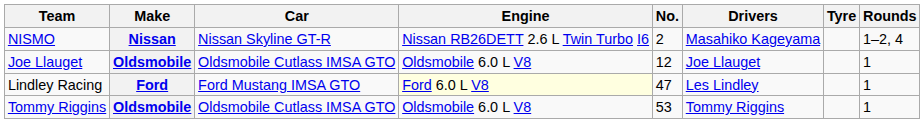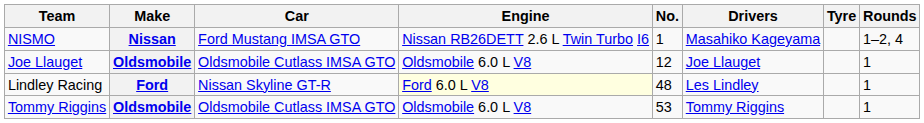(264, 39) Nissan Skyline GT-R -> (279, 39) Ford Mustang IMSA GTO
(660, 39) 2 -> (660, 39) 1
(279, 85) Ford Mustang IMSA GTO -> (264, 85) Nissan Skyline GT-R
(664, 85) 47 -> (664, 85) 48
